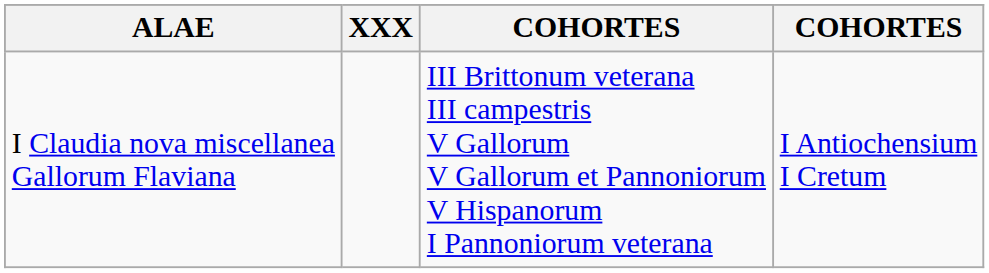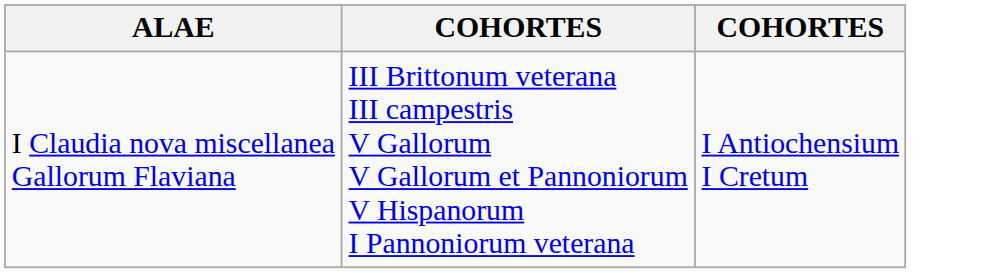- column: (381, 28)
